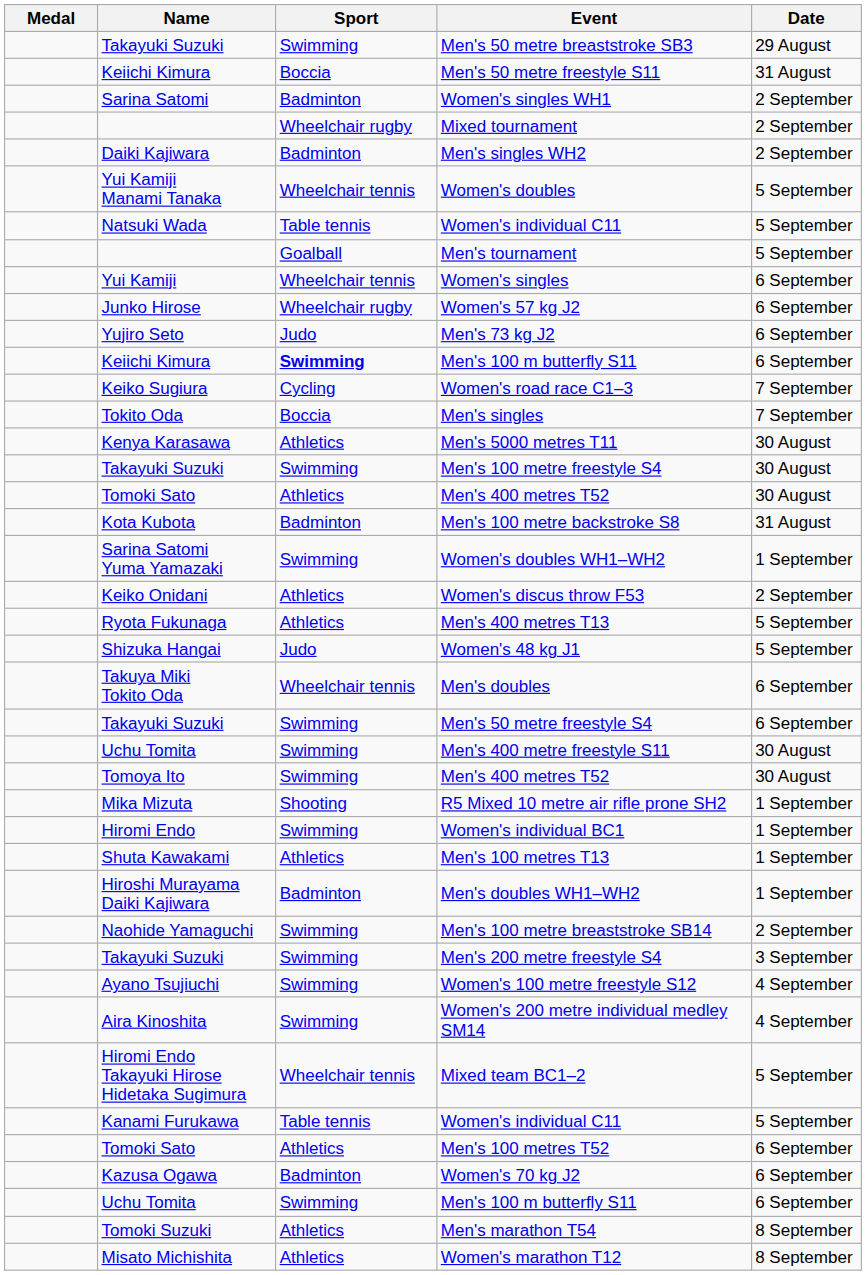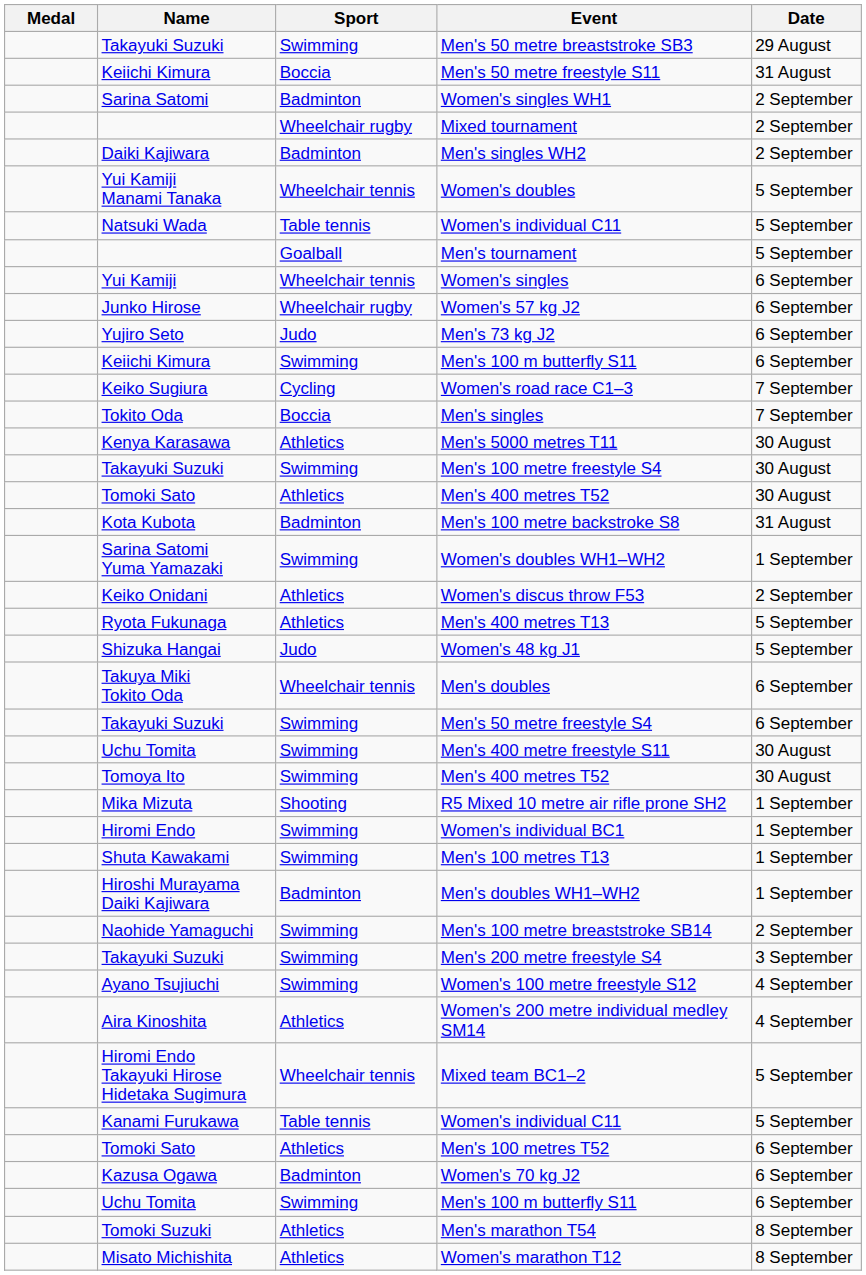(322, 361) bold -> (319, 361) normal
(312, 857) Athletics -> (319, 857) Swimming
(319, 1020) Swimming -> (312, 1020) Athletics
